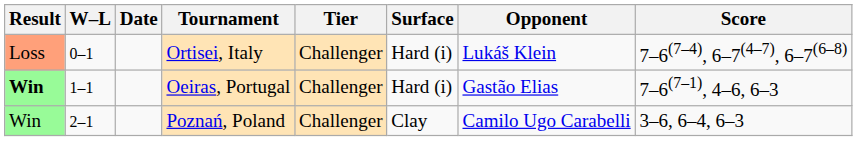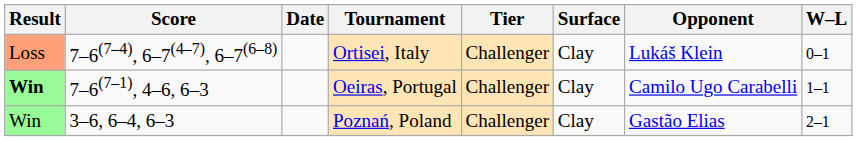columns swapped: (90, 19) <-> (743, 19)
(422, 52) Hard (i) -> (576, 52) Clay
(422, 87) Hard (i) -> (576, 87) Clay
(510, 87) Gastão Elias -> (713, 87) Camilo Ugo Carabelli
(547, 120) Camilo Ugo Carabelli -> (677, 120) Gastão Elias
